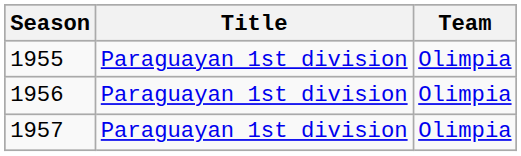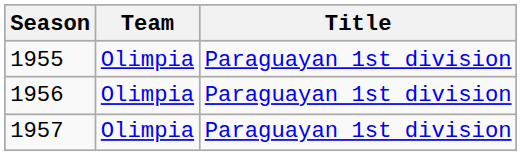columns swapped: (465, 23) <-> (254, 23)
